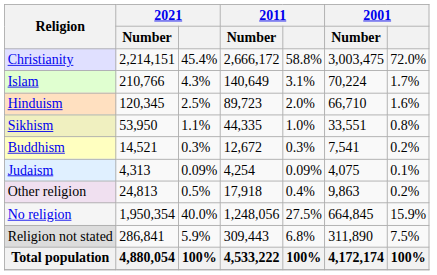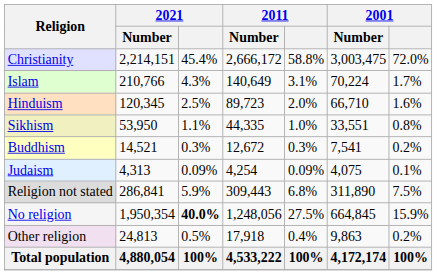rows swapped: (47, 192) <-> (60, 236)
(199, 214) normal -> (200, 214) bold
